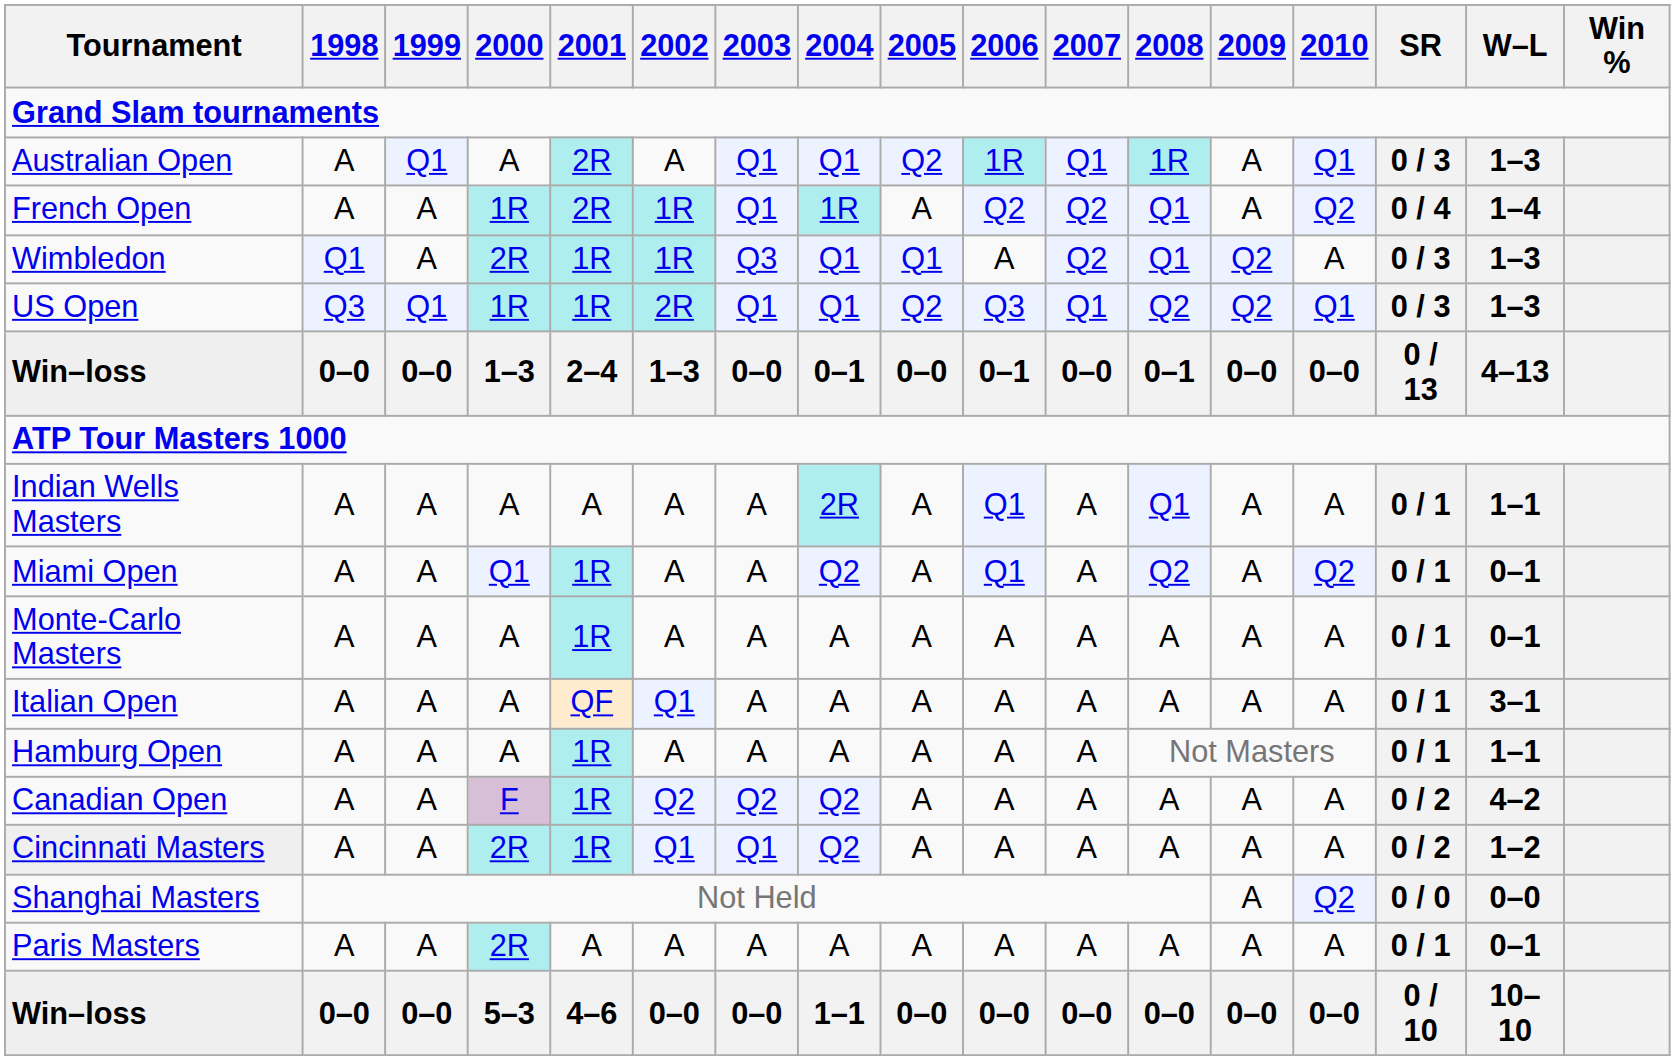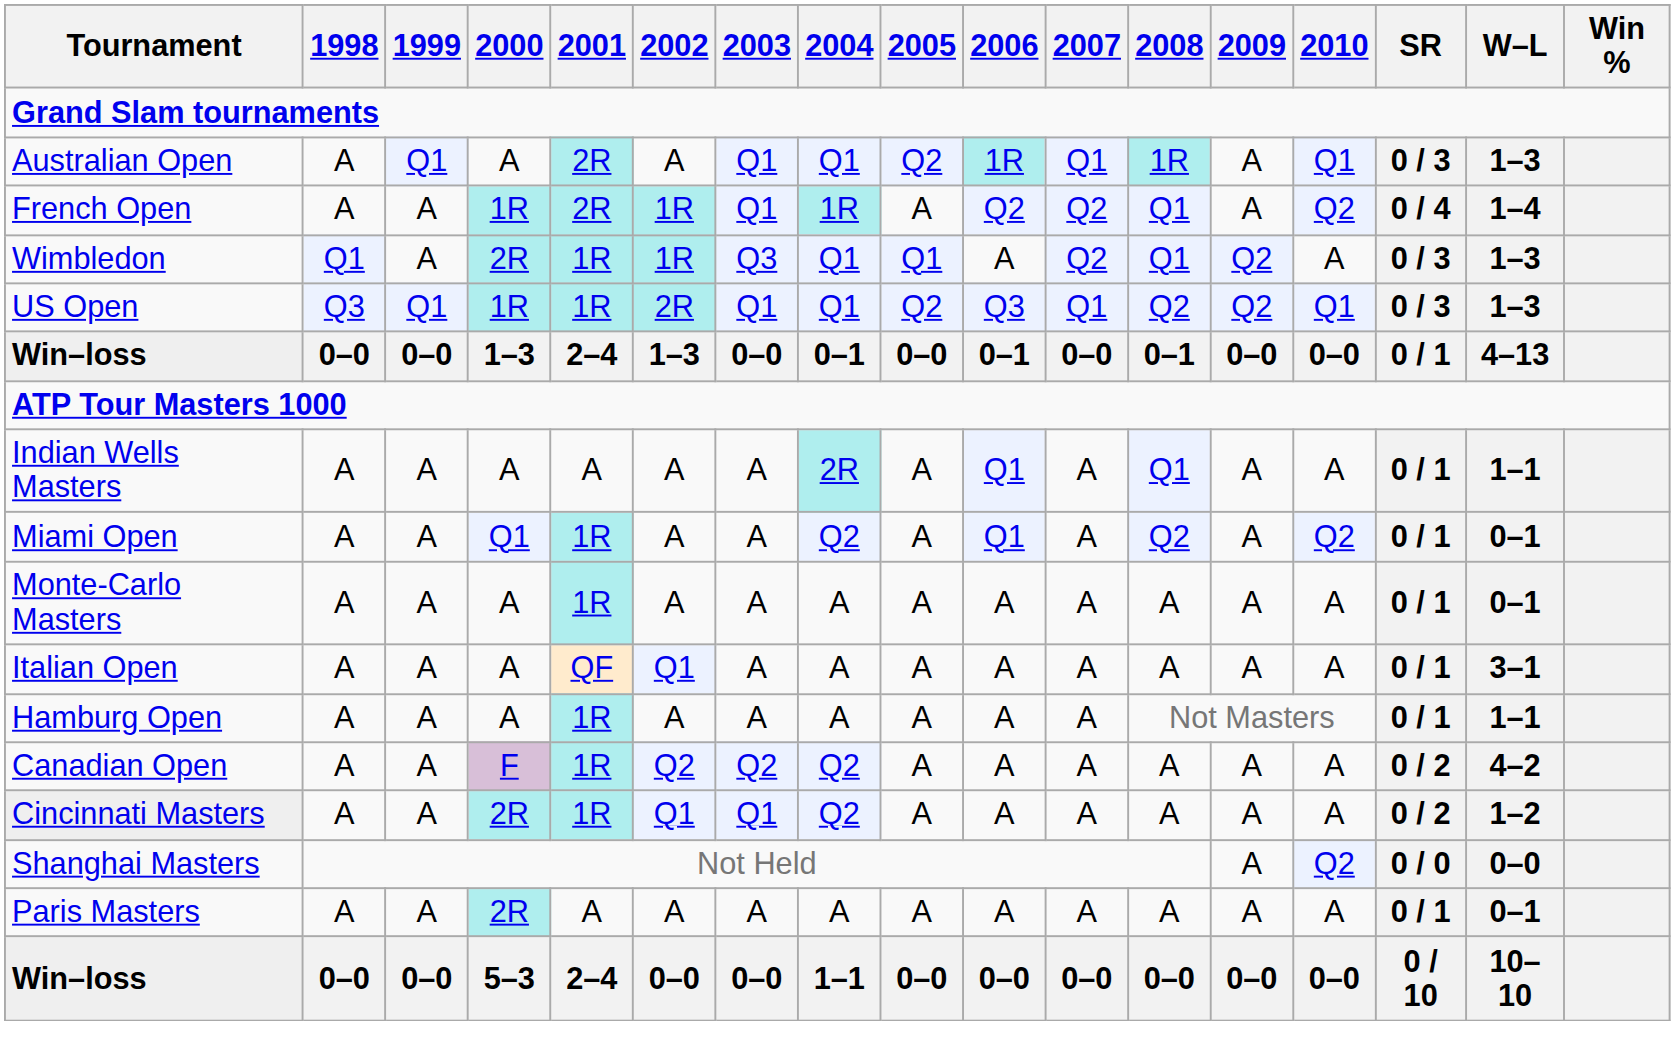(1421, 373) 0 / 13 -> (1421, 355) 0 / 1
(592, 1012) 4–6 -> (592, 978) 2–4
